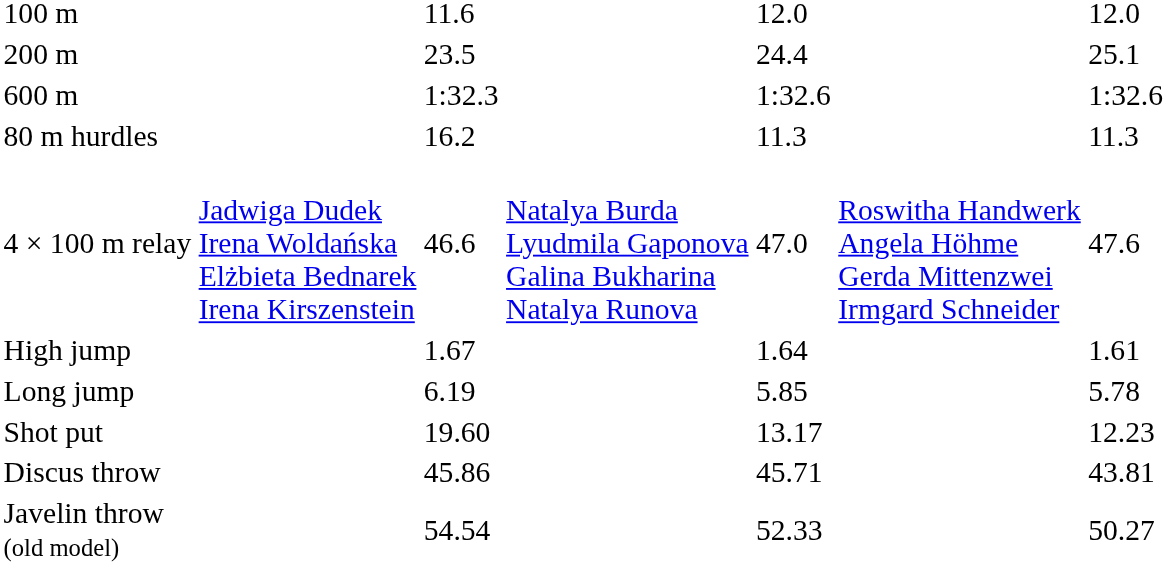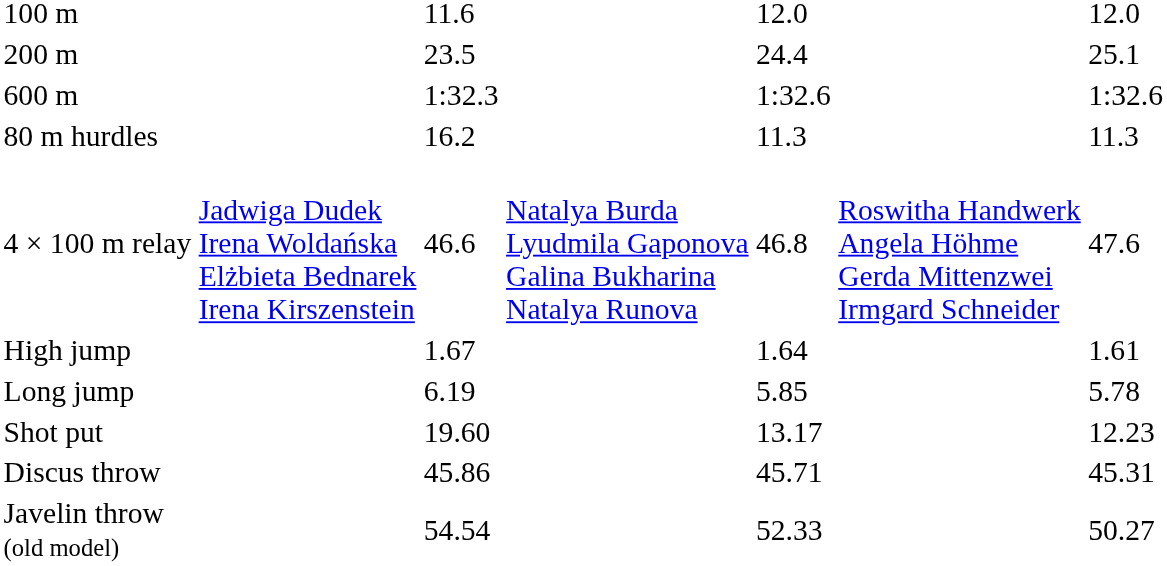(782, 243) 47.0 -> (782, 243) 46.8
(1121, 472) 43.81 -> (1121, 472) 45.31
